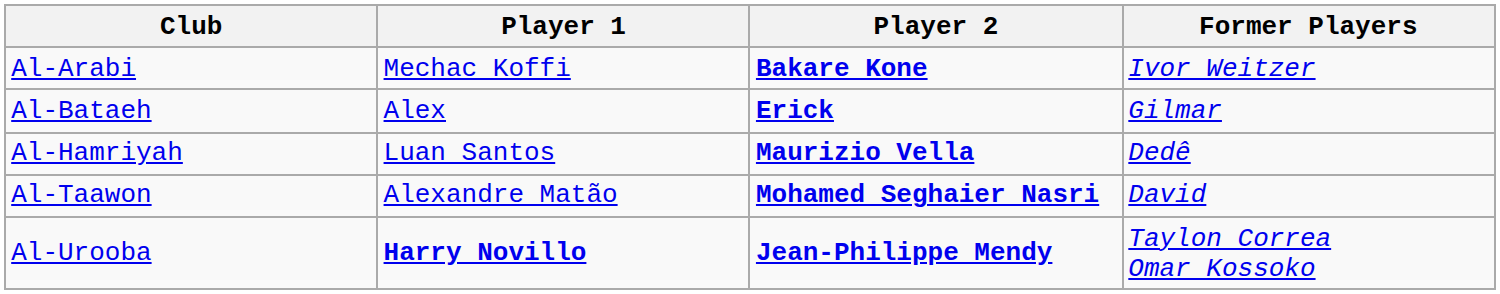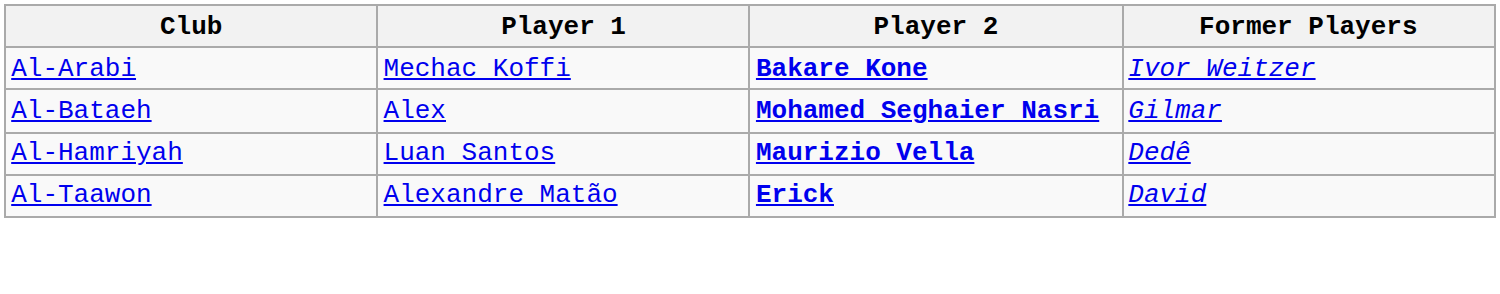(795, 111) Erick -> (928, 111) Mohamed Seghaier Nasri
(928, 196) Mohamed Seghaier Nasri -> (795, 196) Erick
- row: (81, 253)
